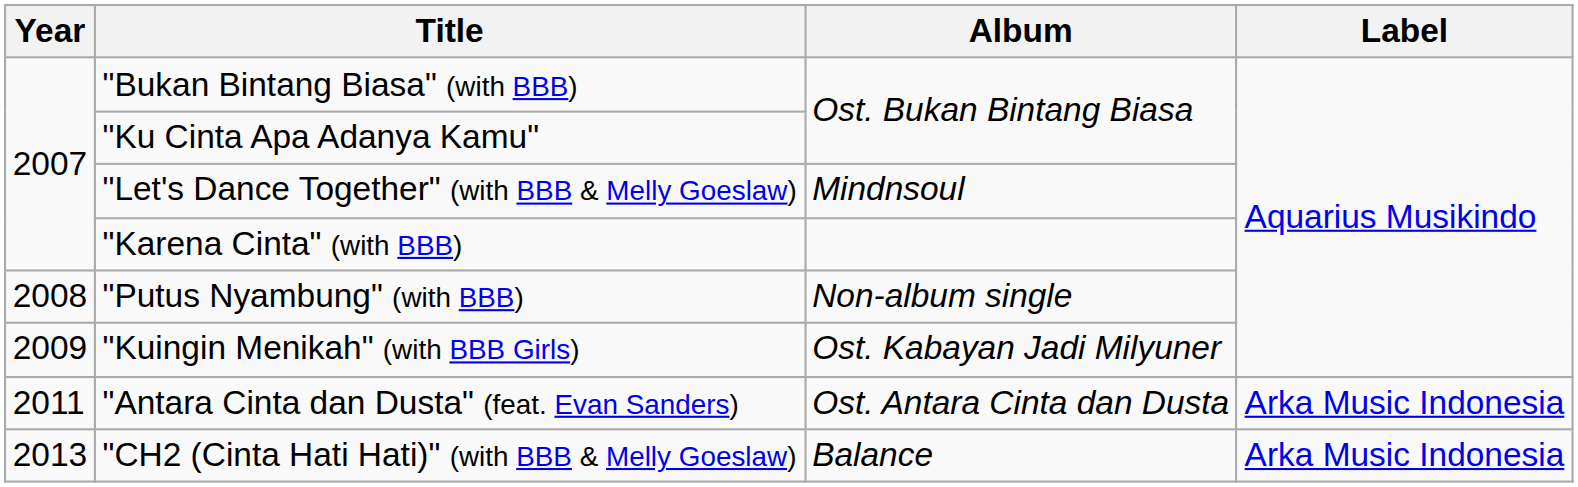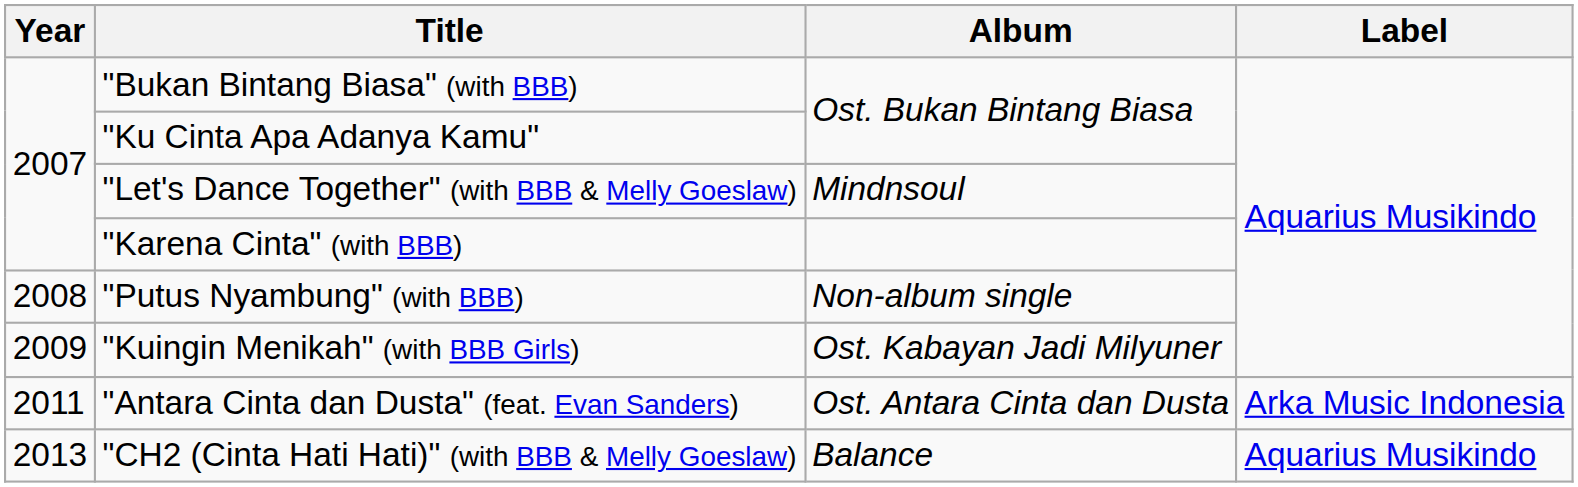(1404, 455) Arka Music Indonesia -> (1390, 455) Aquarius Musikindo
